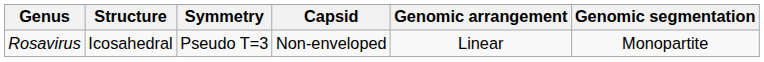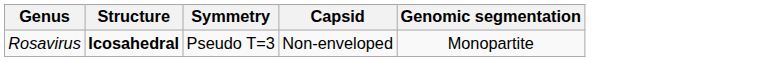- column: (481, 17)
(131, 43) normal -> (134, 43) bold
